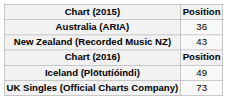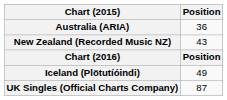(202, 88) 73 -> (202, 88) 87
